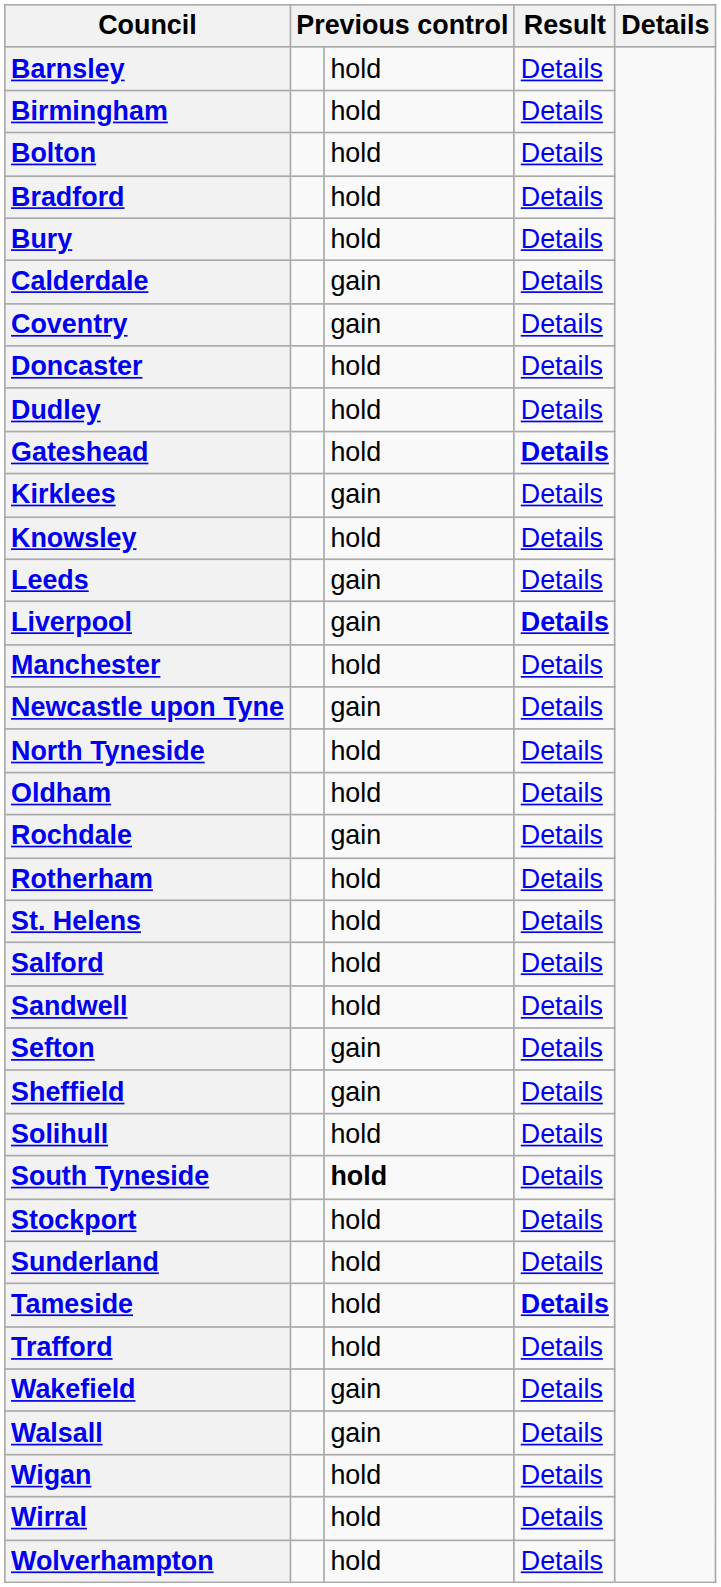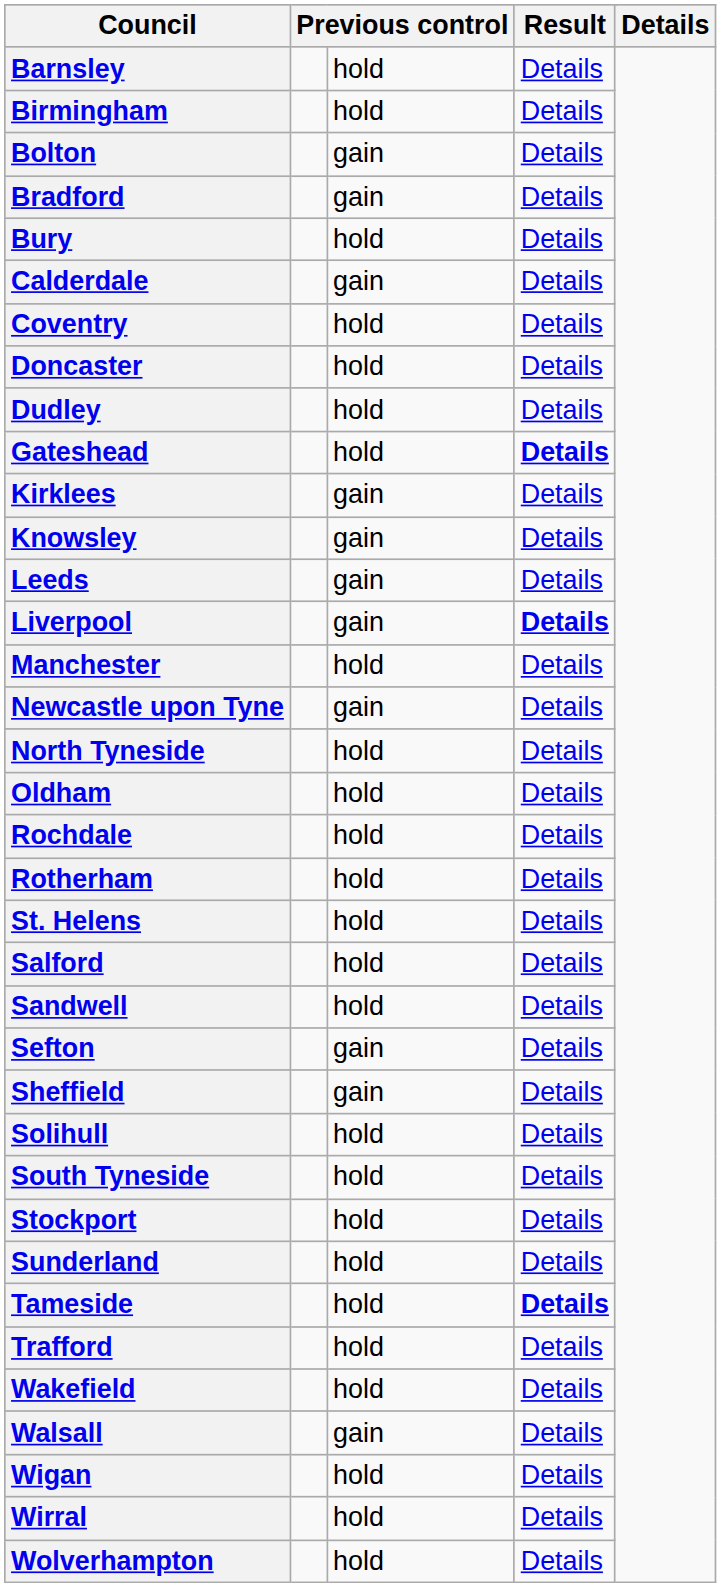(356, 153) hold -> (358, 153) gain
(356, 196) hold -> (358, 196) gain
(356, 324) gain -> (358, 324) hold
(356, 537) hold -> (358, 537) gain
(356, 835) gain -> (358, 835) hold
(359, 1176) bold -> (358, 1176) normal
(356, 1389) gain -> (358, 1389) hold
